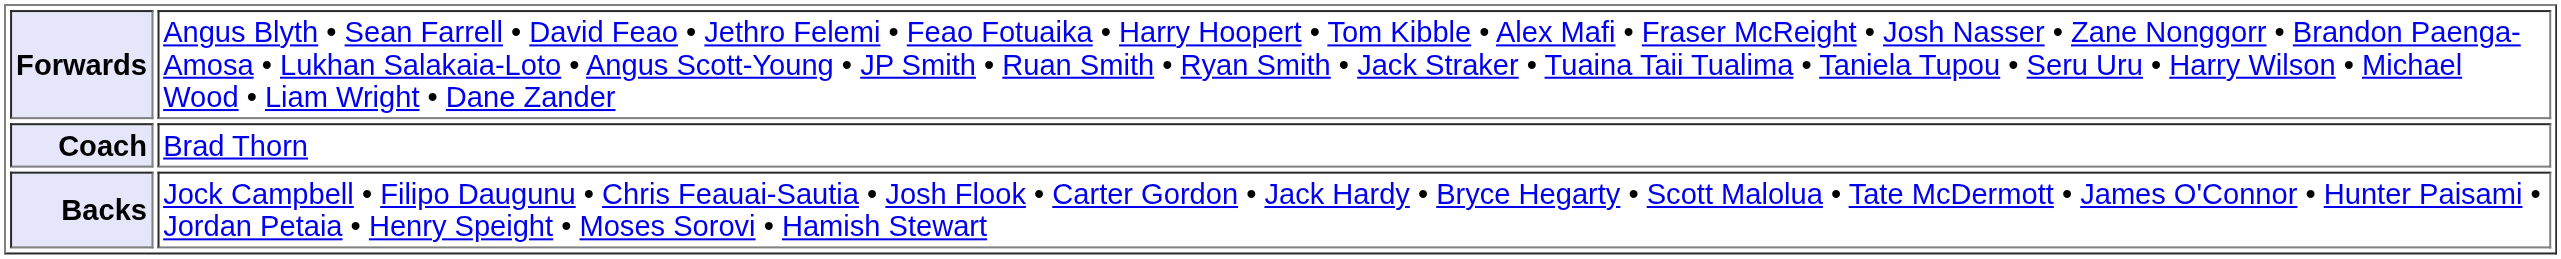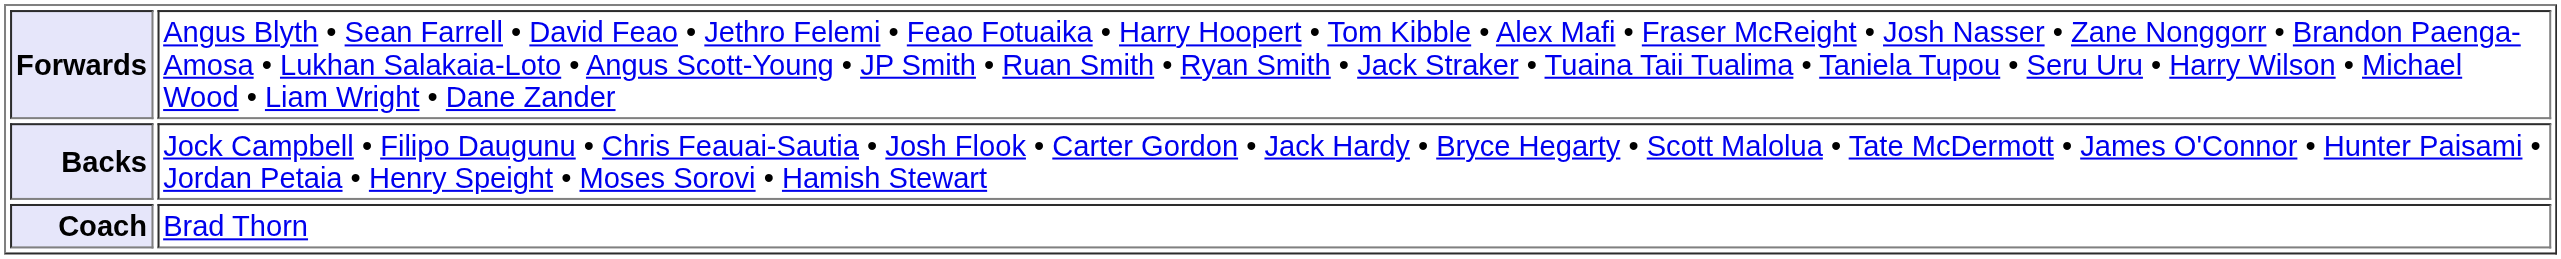rows swapped: (104, 210) <-> (103, 145)
